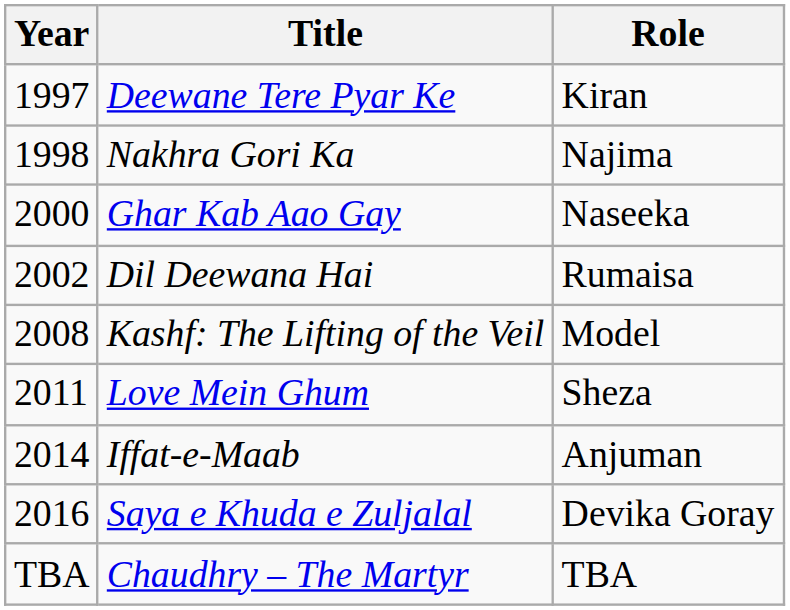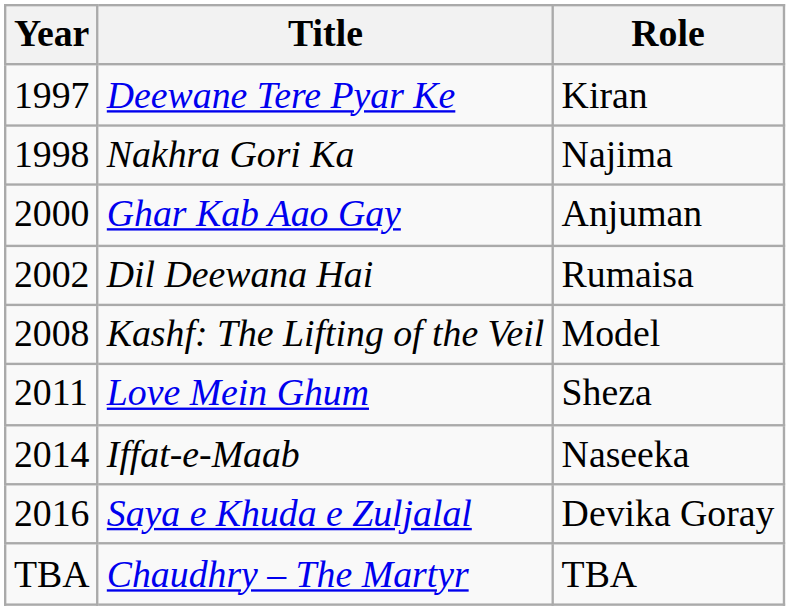(626, 214) Naseeka -> (632, 214) Anjuman
(632, 453) Anjuman -> (626, 453) Naseeka
